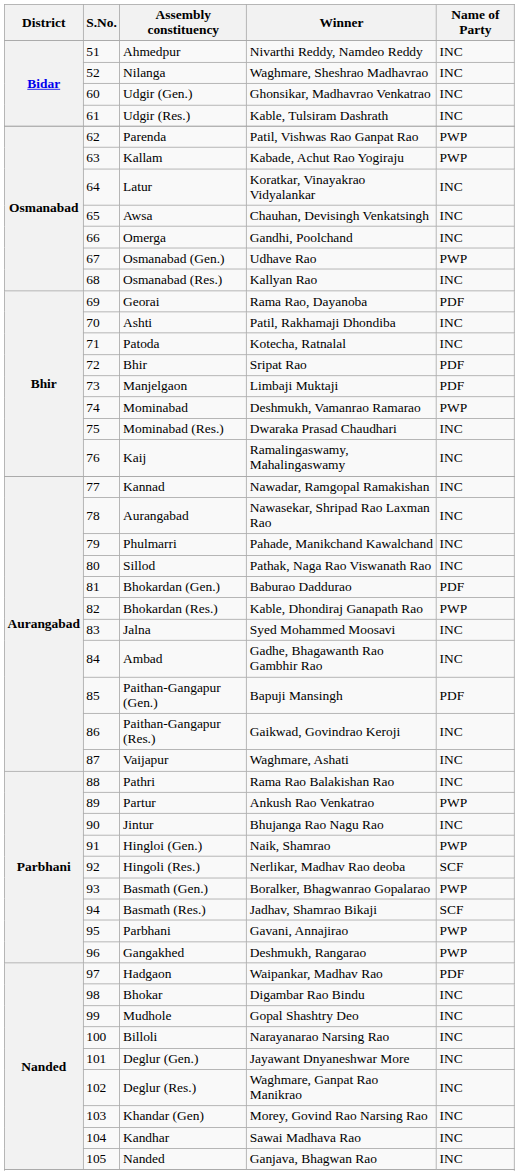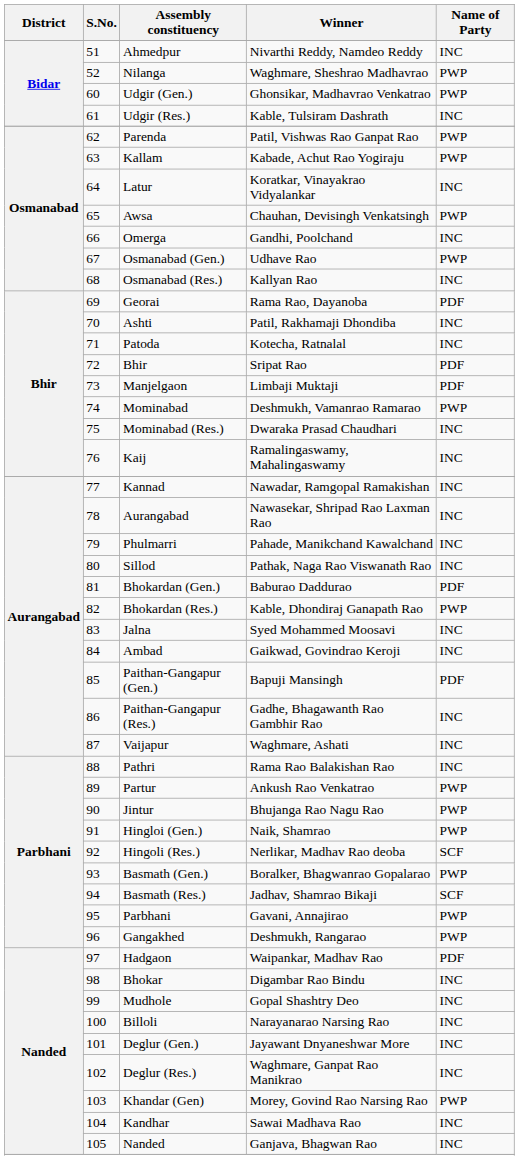(451, 72) INC -> (453, 72) PWP
(451, 94) INC -> (453, 94) PWP
(451, 215) INC -> (453, 215) PWP
(317, 658) Gadhe, Bhagawanth Rao Gambhir Rao -> (325, 651) Gaikwad, Govindrao Keroji
(325, 731) Gaikwad, Govindrao Keroji -> (317, 716) Gadhe, Bhagawanth Rao Gambhir Rao
(451, 824) INC -> (453, 809) PWP
(451, 1116) INC -> (453, 1101) PWP
